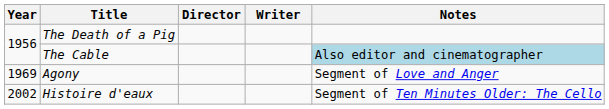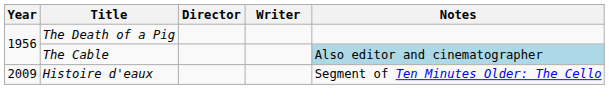- row: (61, 74)
(22, 94) 2002 -> (22, 74) 2009
